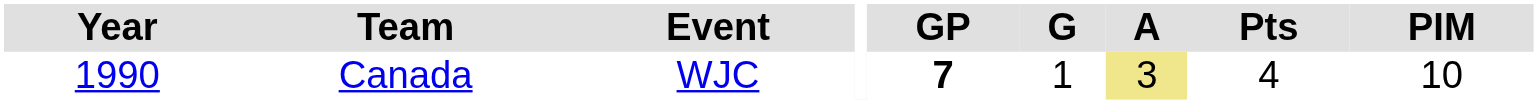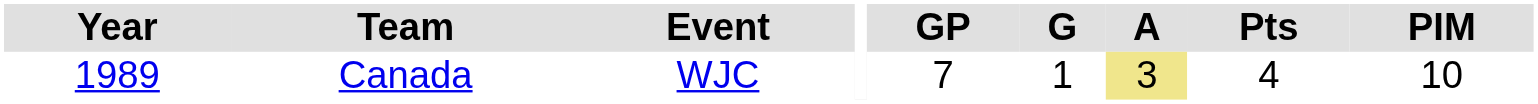(117, 75) 1990 -> (117, 75) 1989
(943, 75) bold -> (943, 75) normal
